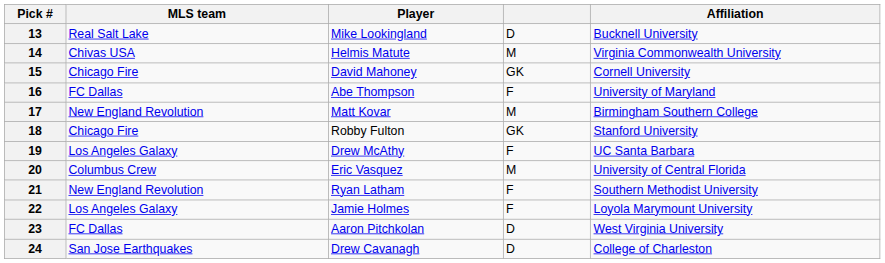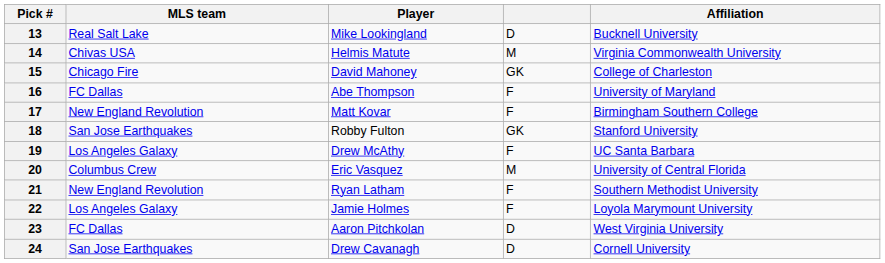(642, 72) Cornell University -> (653, 72) College of Charleston
(511, 111) M -> (510, 111) F
(103, 131) Chicago Fire -> (130, 131) San Jose Earthquakes
(653, 248) College of Charleston -> (642, 248) Cornell University
